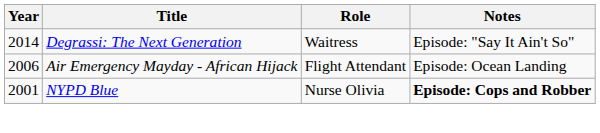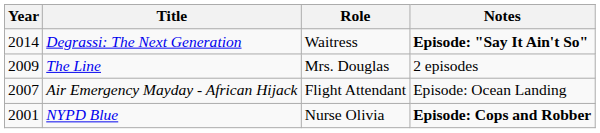(494, 41) normal -> (501, 41) bold
+ row: (74, 66)
(24, 66) 2006 -> (24, 90) 2007
